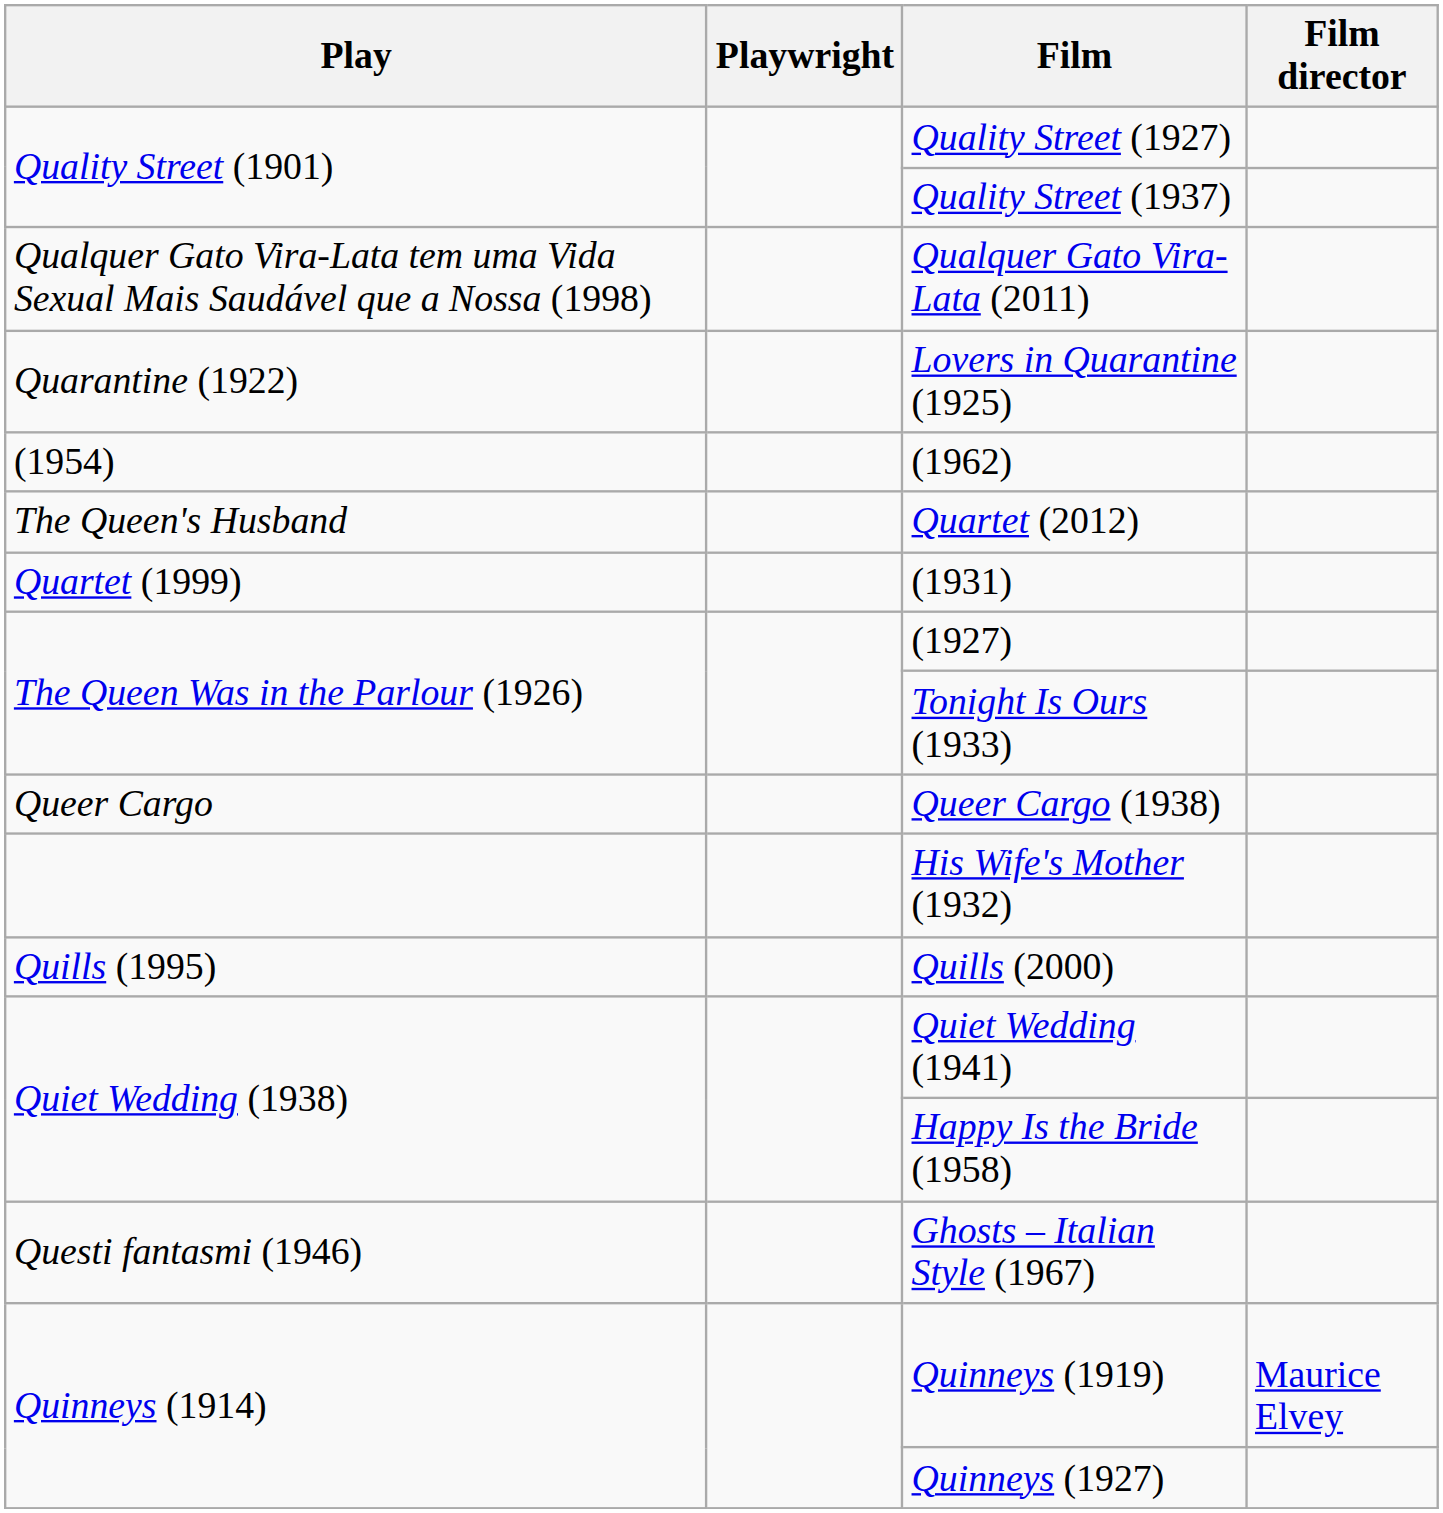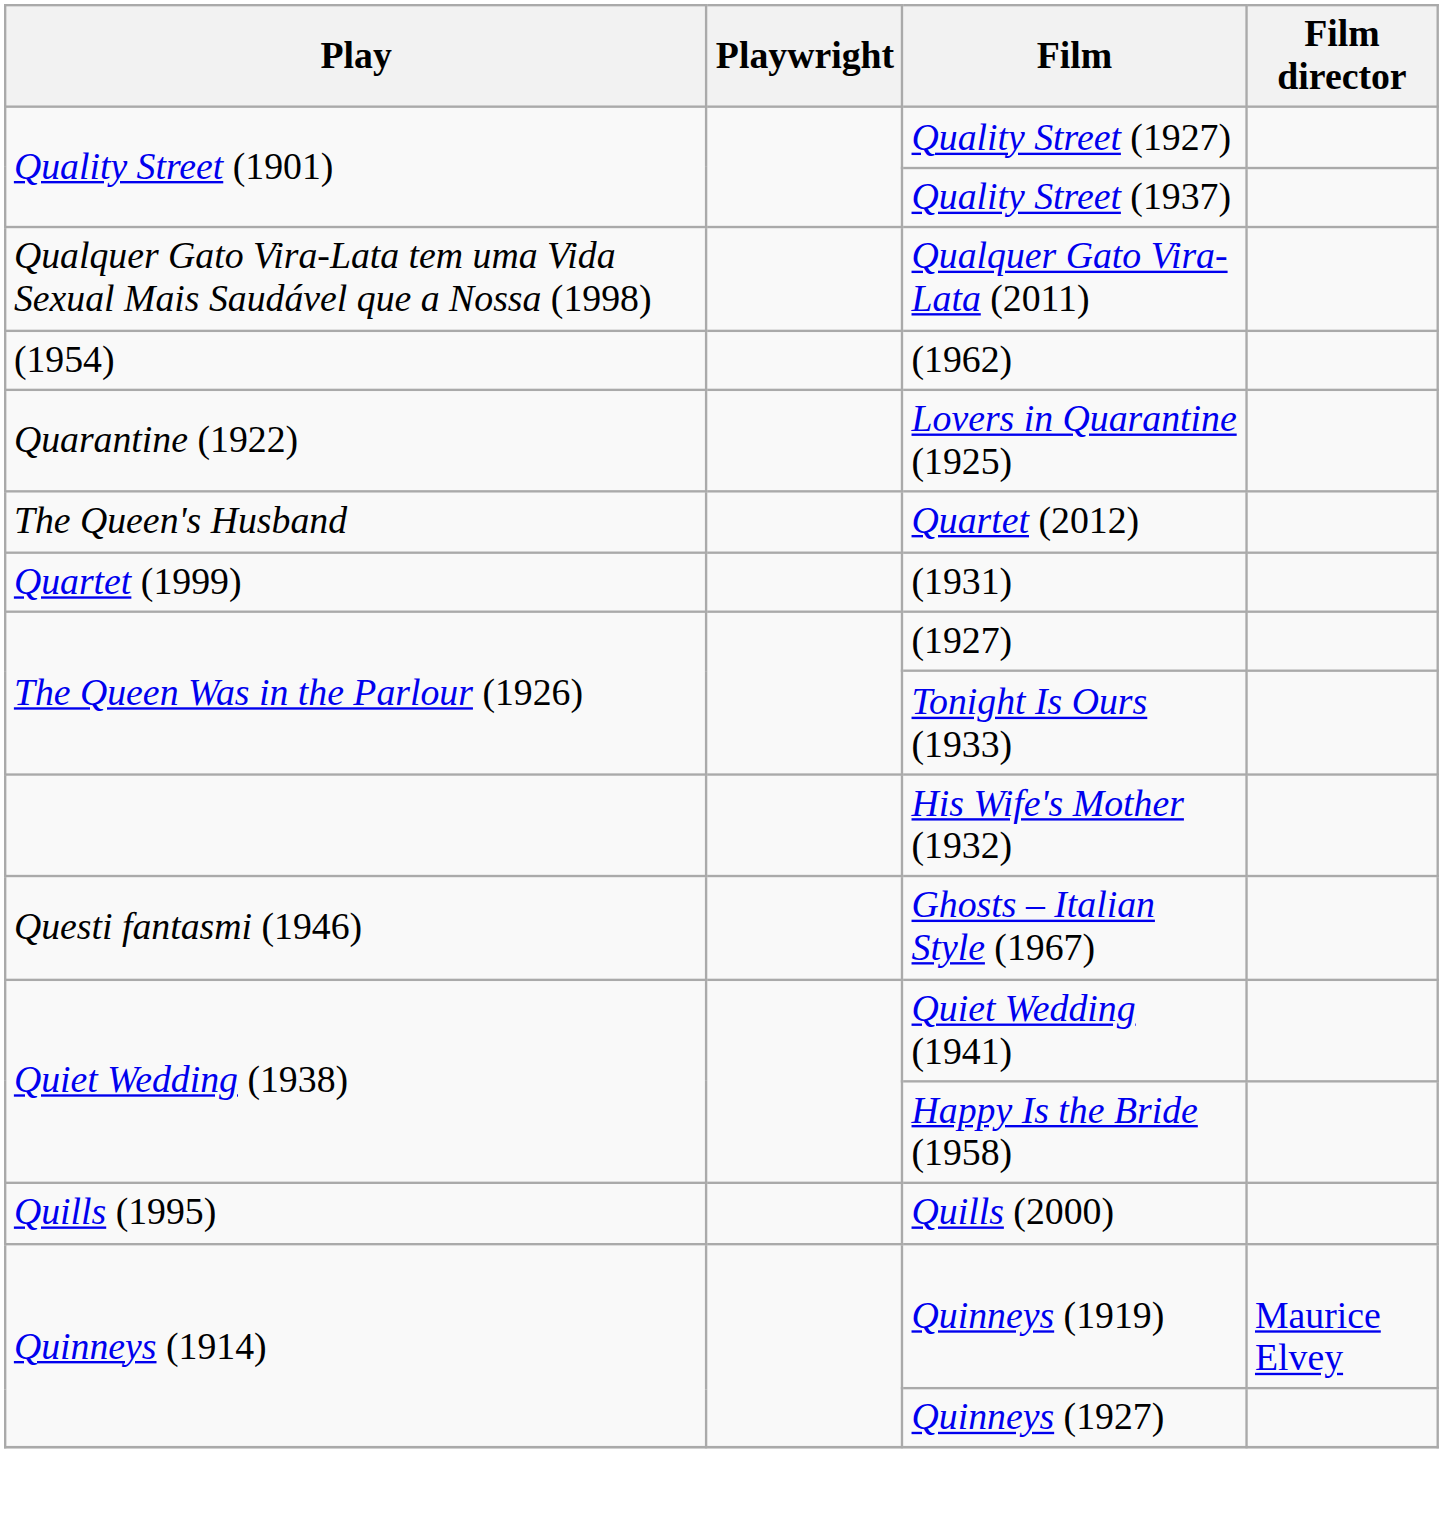rows swapped: (1074, 380) <-> (962, 461)
- row: (1066, 803)
rows swapped: (1033, 1251) <-> (1013, 965)
